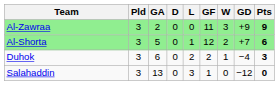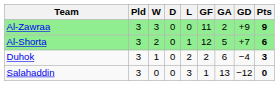columns swapped: (226, 12) <-> (157, 12)
